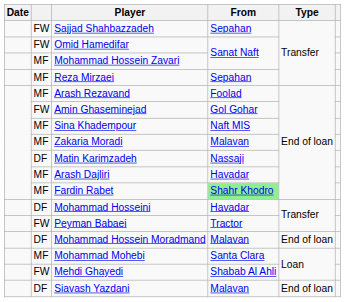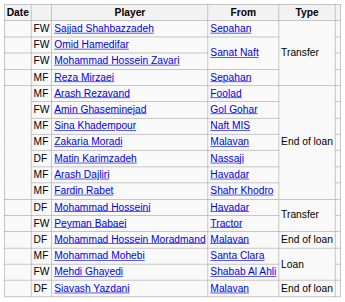(41, 61) MF -> (42, 61) FW
(242, 191) lightgreen background -> (242, 191) no background
